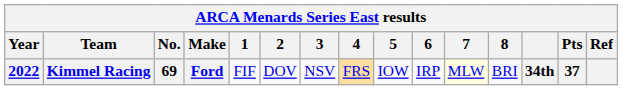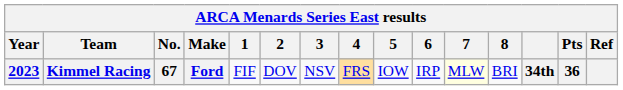(24, 71) 2022 -> (24, 71) 2023
(169, 71) 69 -> (169, 71) 67
(572, 71) 37 -> (572, 71) 36
